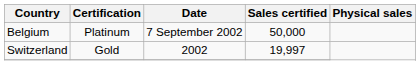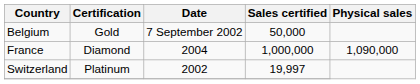(107, 32) Platinum -> (107, 32) Gold
+ row: (25, 50)
(107, 50) Gold -> (107, 69) Platinum
